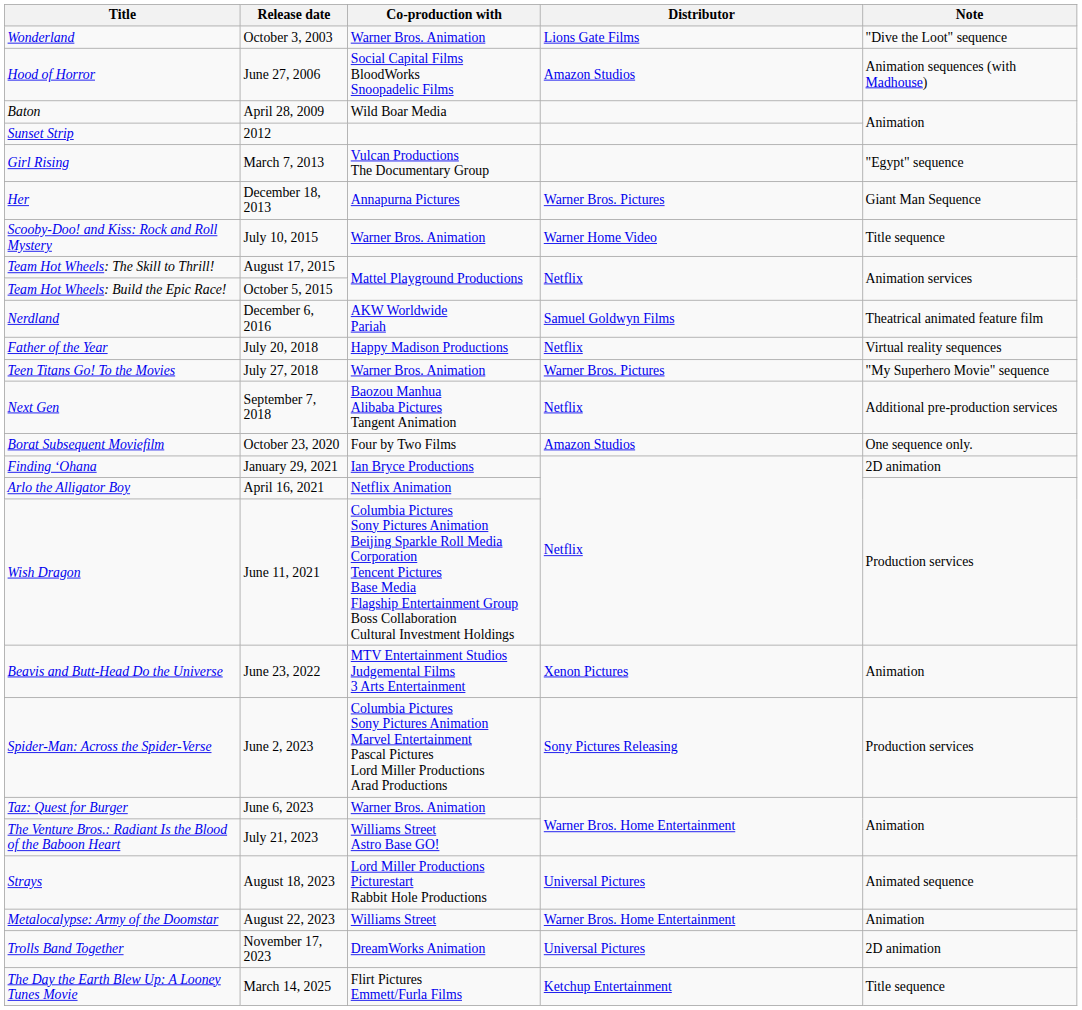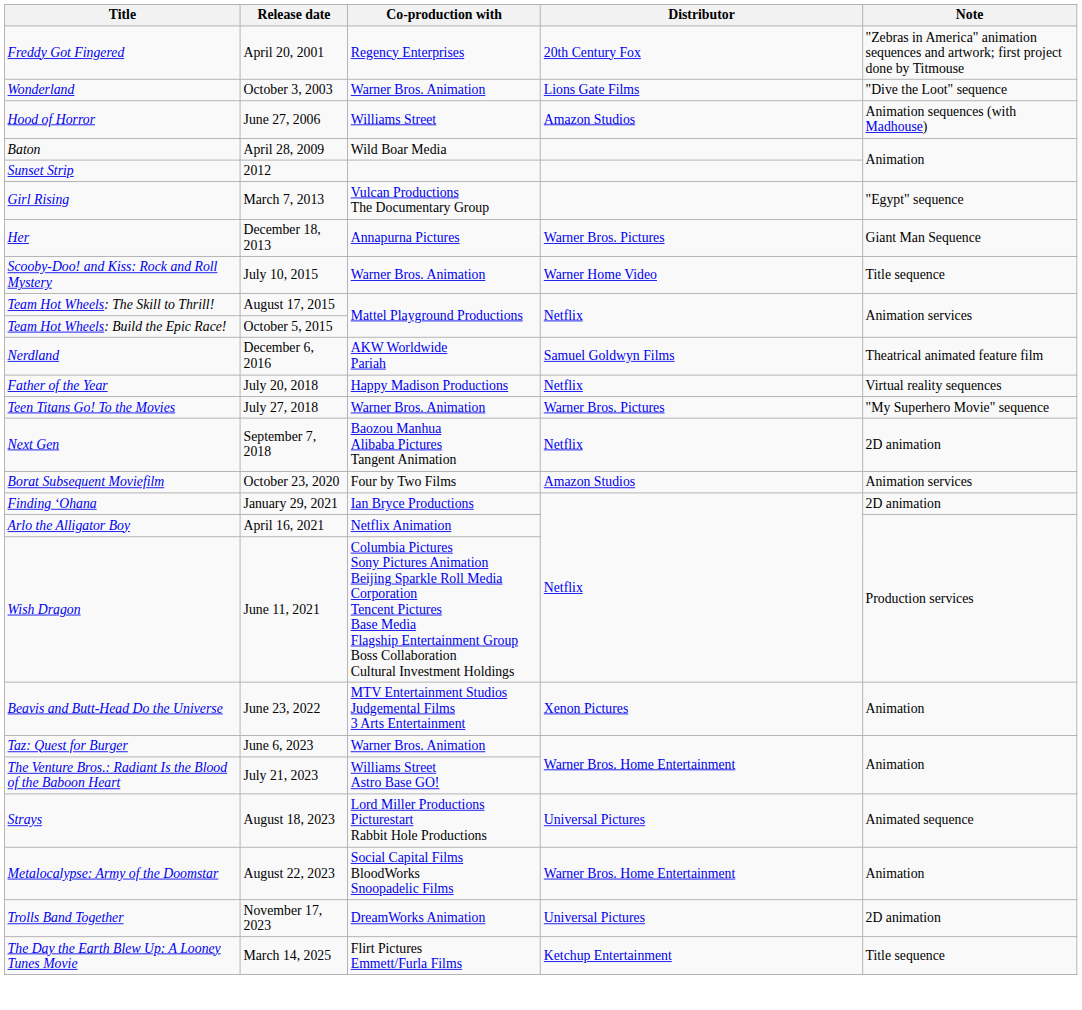+ row: (66, 52)
(407, 74) Social Capital Films BloodWorks Snoopadelic Films -> (393, 119) Williams Street
(961, 407) Additional pre-production services -> (903, 444) 2D animation
(919, 444) One sequence only. -> (919, 482) Animation services
- row: (110, 747)
(393, 919) Williams Street -> (407, 873) Social Capital Films BloodWorks Snoopadelic Films
